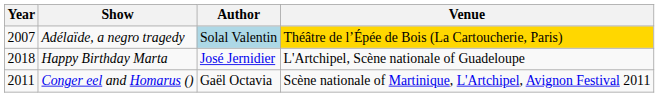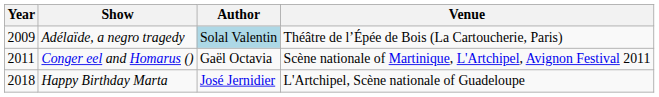(21, 37) 2007 -> (21, 37) 2009
(423, 37) gold background -> (423, 37) no background
rows swapped: (118, 80) <-> (105, 59)
